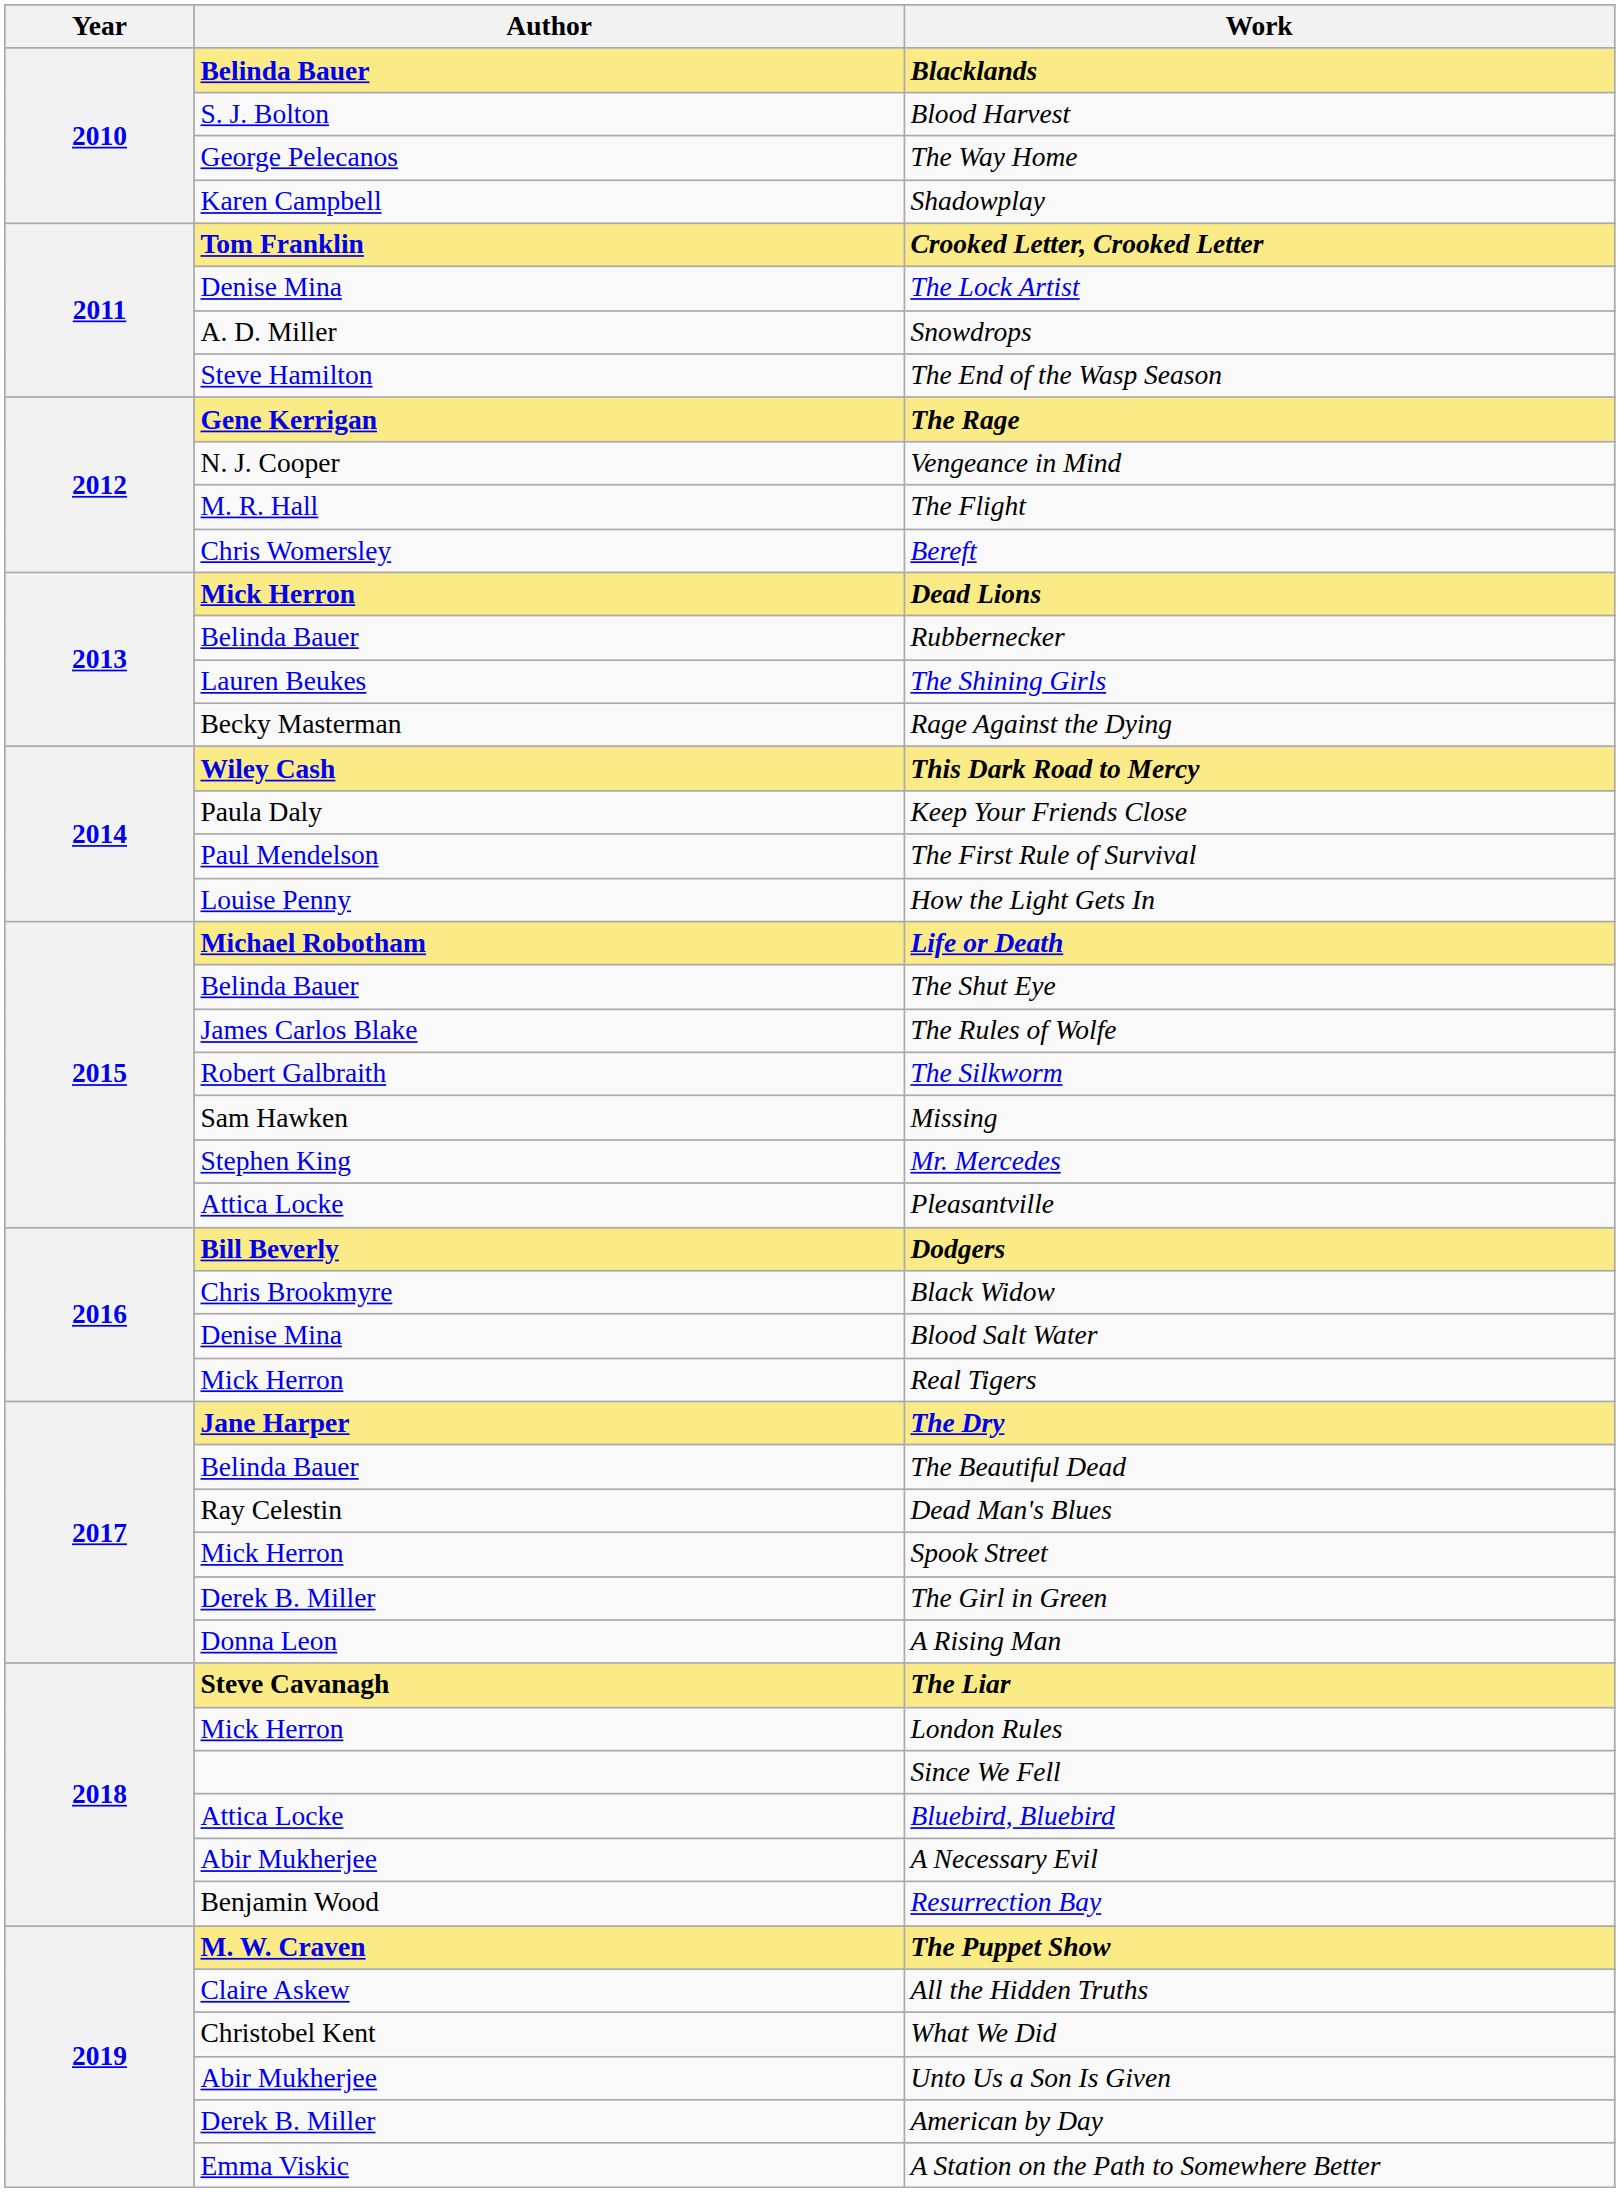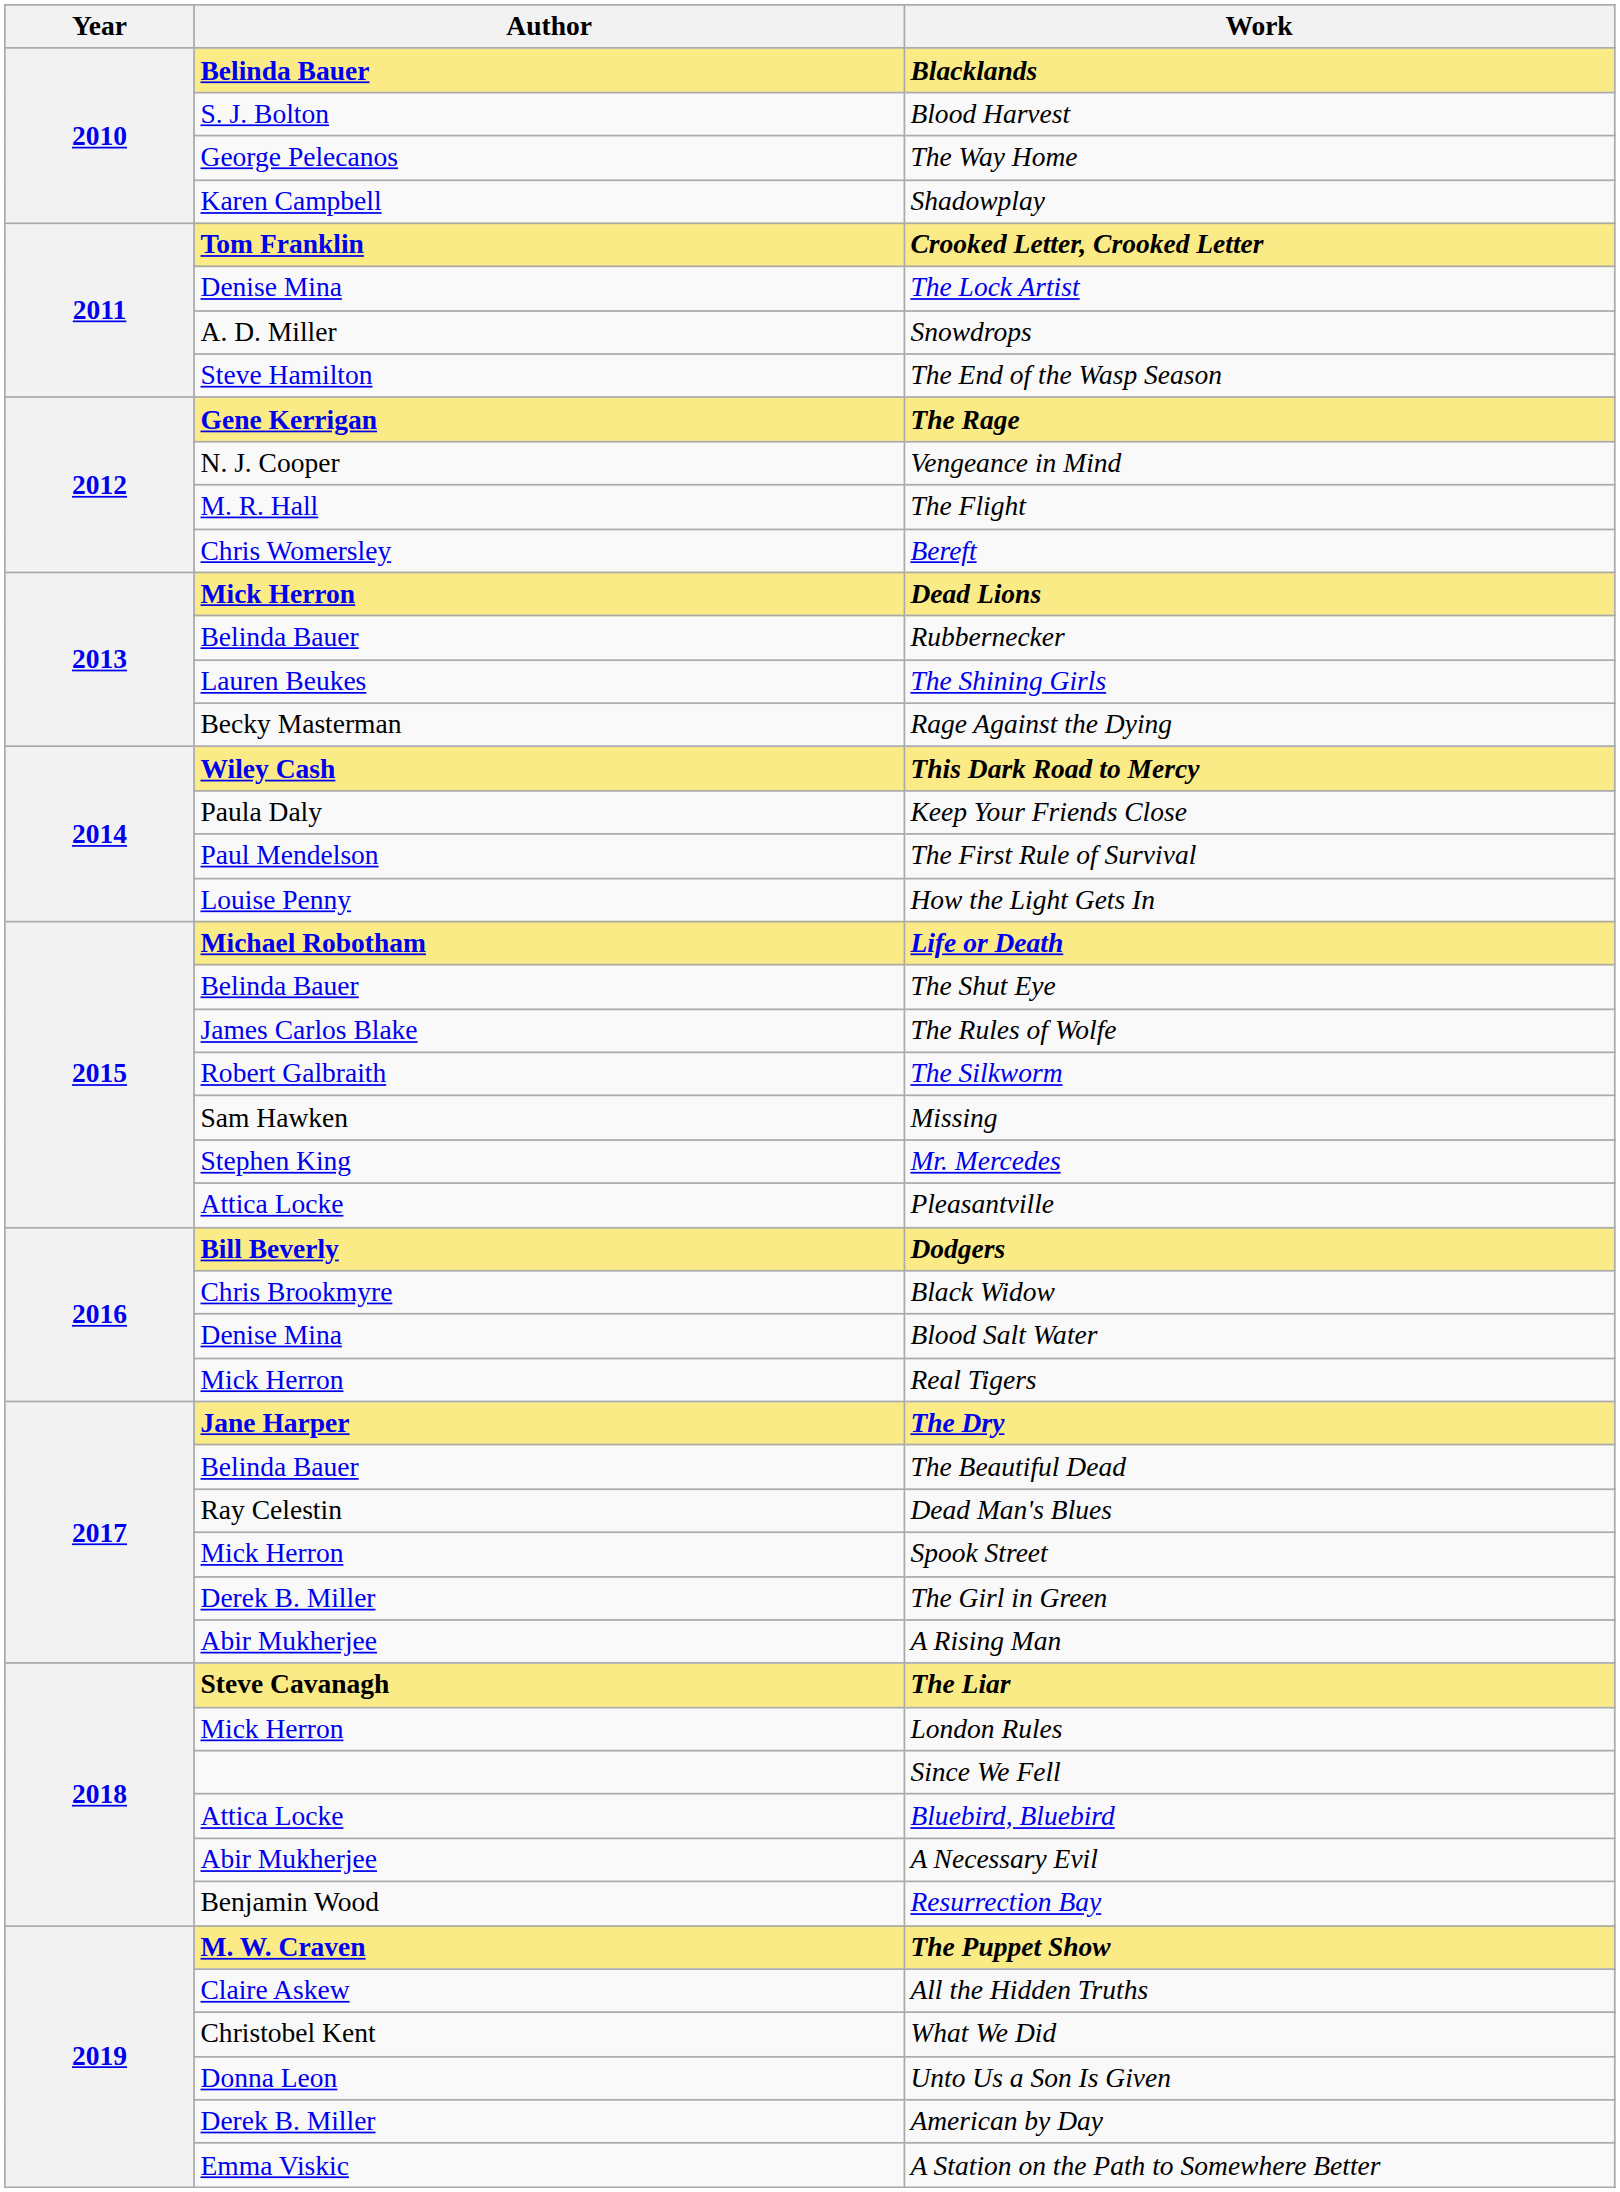(269, 1641) Donna Leon -> (289, 1641) Abir Mukherjee
(289, 2077) Abir Mukherjee -> (269, 2077) Donna Leon
